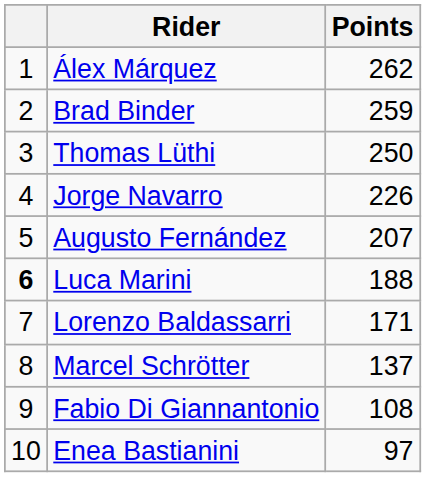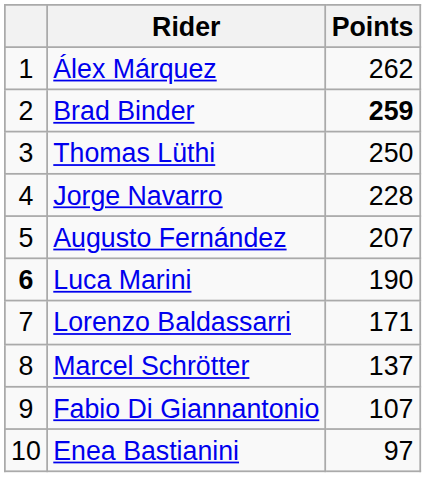(391, 111) normal -> (391, 111) bold
(391, 196) 226 -> (391, 196) 228
(391, 280) 188 -> (391, 280) 190
(391, 407) 108 -> (391, 407) 107
